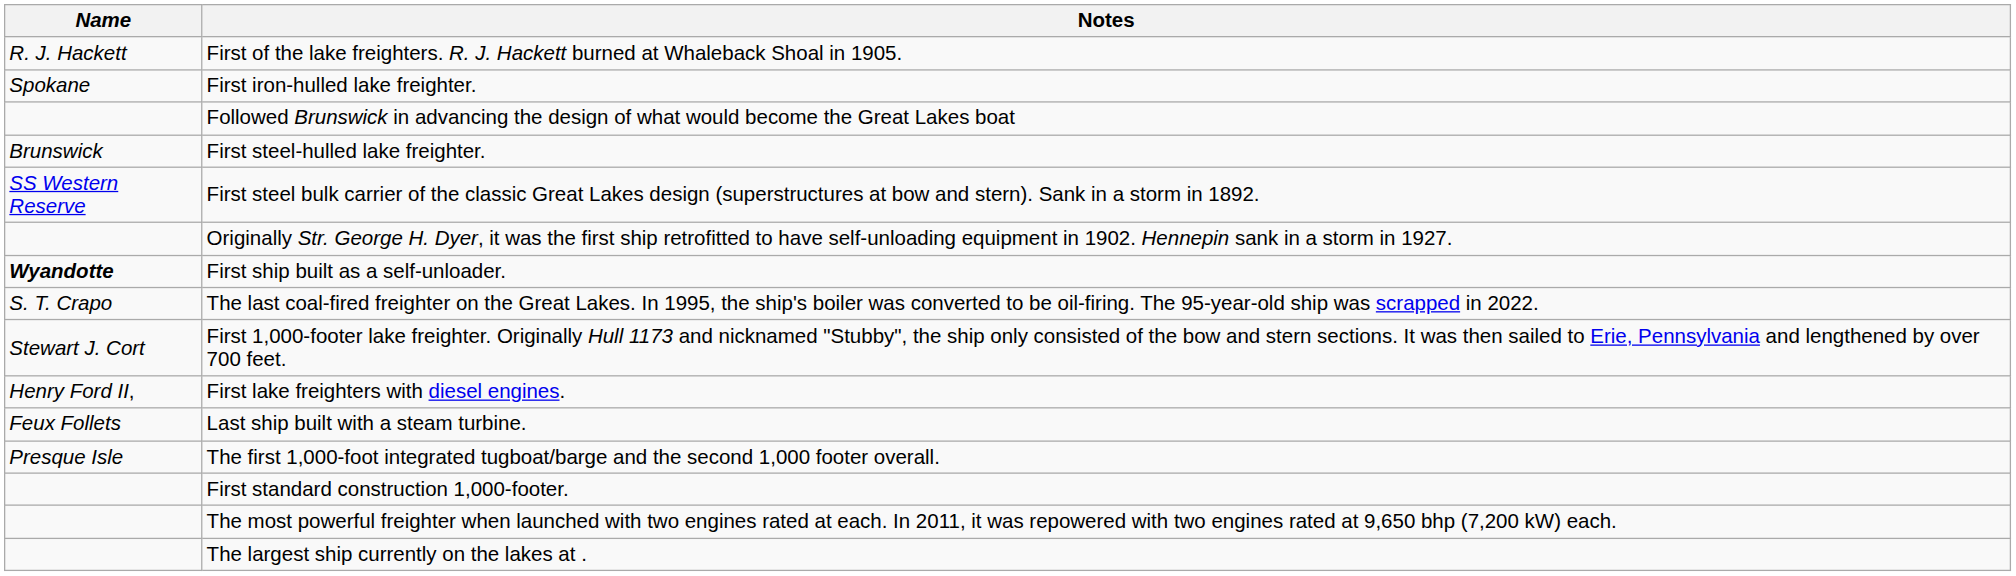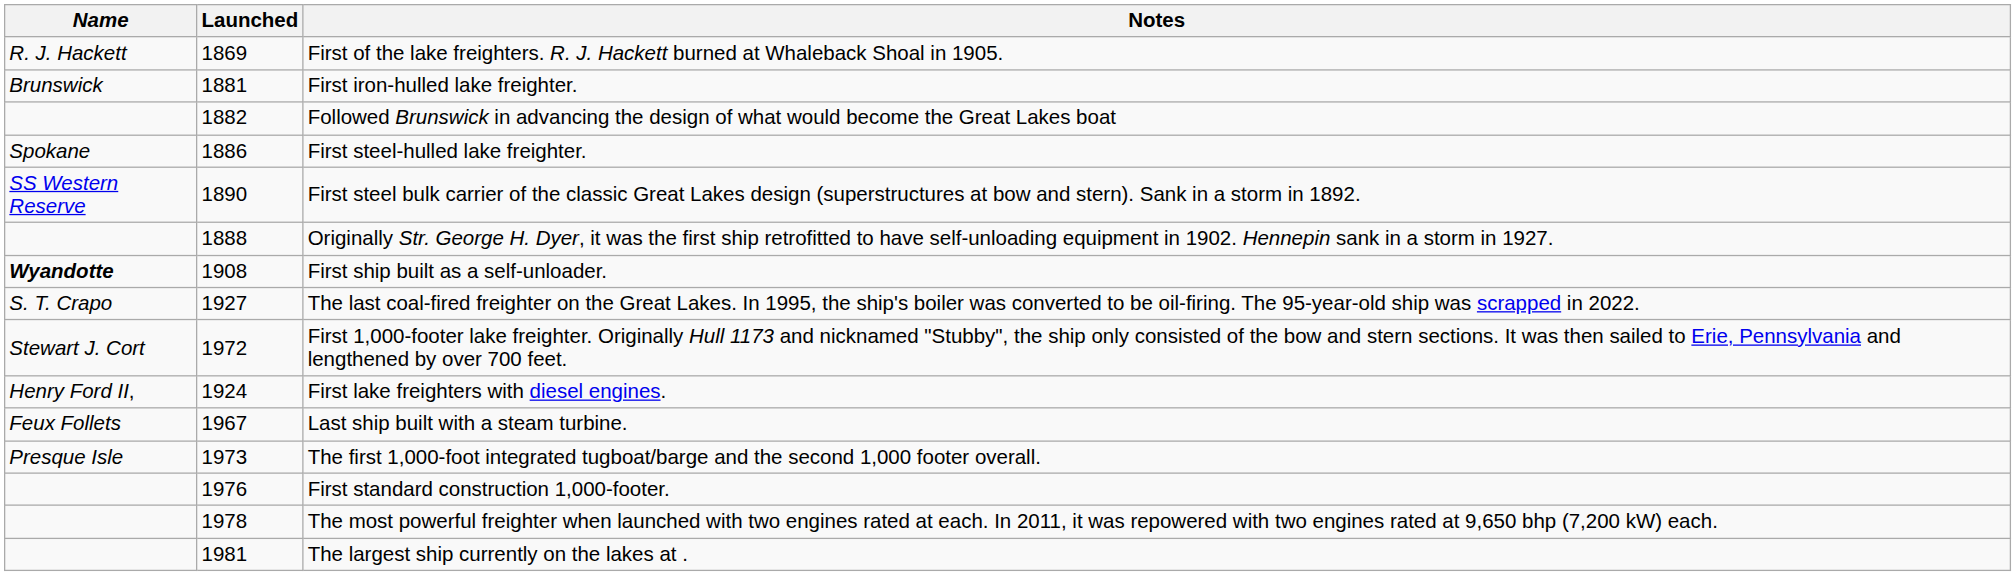+ column: (250, 20)
(50, 85) Spokane -> (56, 85) Brunswick
(56, 150) Brunswick -> (50, 150) Spokane
